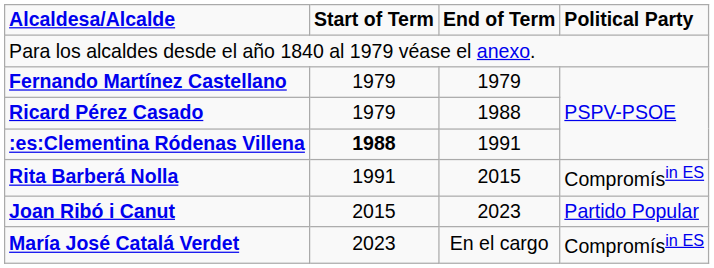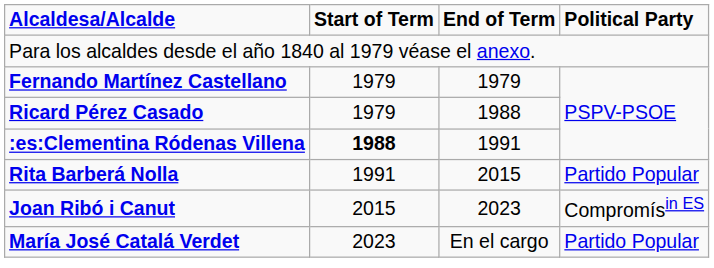(634, 177) Compromísin ES -> (632, 174) Partido Popular
(632, 211) Partido Popular -> (634, 208) Compromísin ES
(634, 244) Compromísin ES -> (632, 241) Partido Popular
